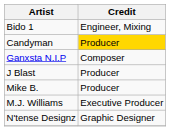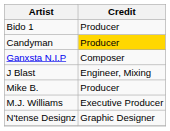(116, 27) Engineer, Mixing -> (100, 27) Producer
(100, 73) Producer -> (116, 73) Engineer, Mixing
